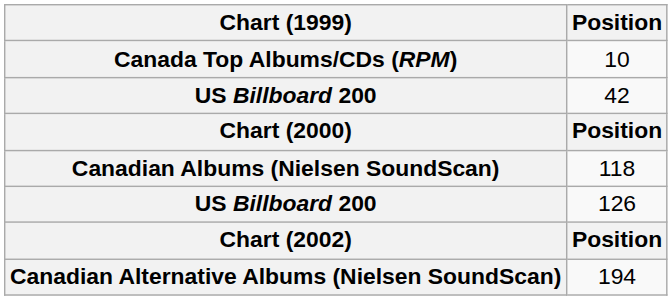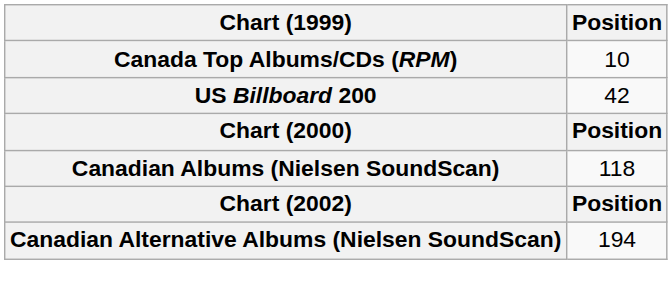- row: (617, 204)
